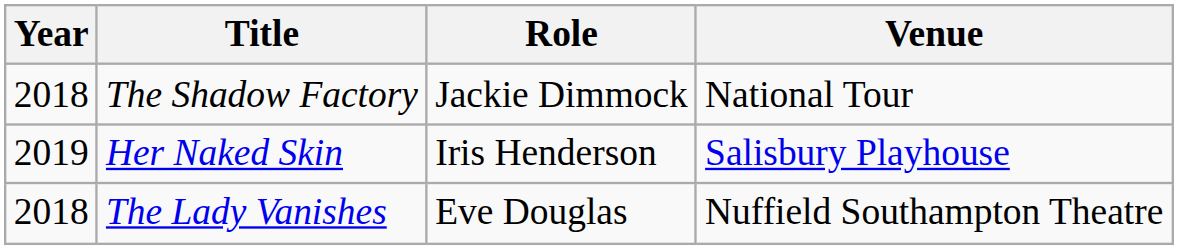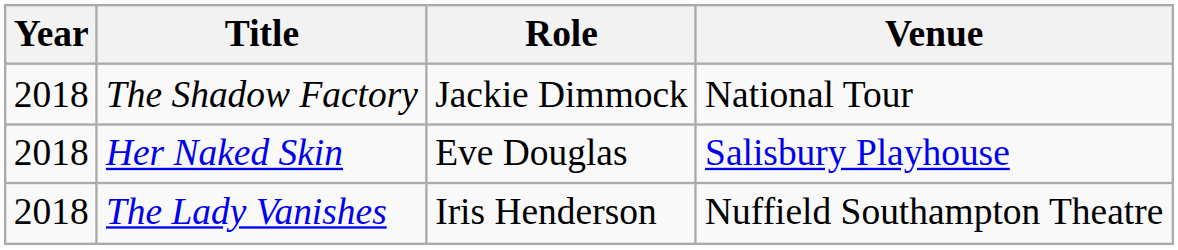(51, 152) 2019 -> (51, 152) 2018
(546, 152) Iris Henderson -> (531, 152) Eve Douglas
(531, 212) Eve Douglas -> (546, 212) Iris Henderson
